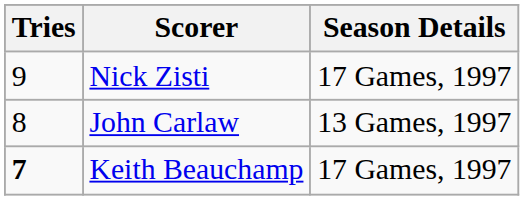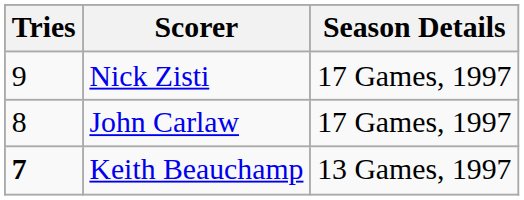(414, 122) 13 Games, 1997 -> (414, 122) 17 Games, 1997
(414, 169) 17 Games, 1997 -> (414, 169) 13 Games, 1997
